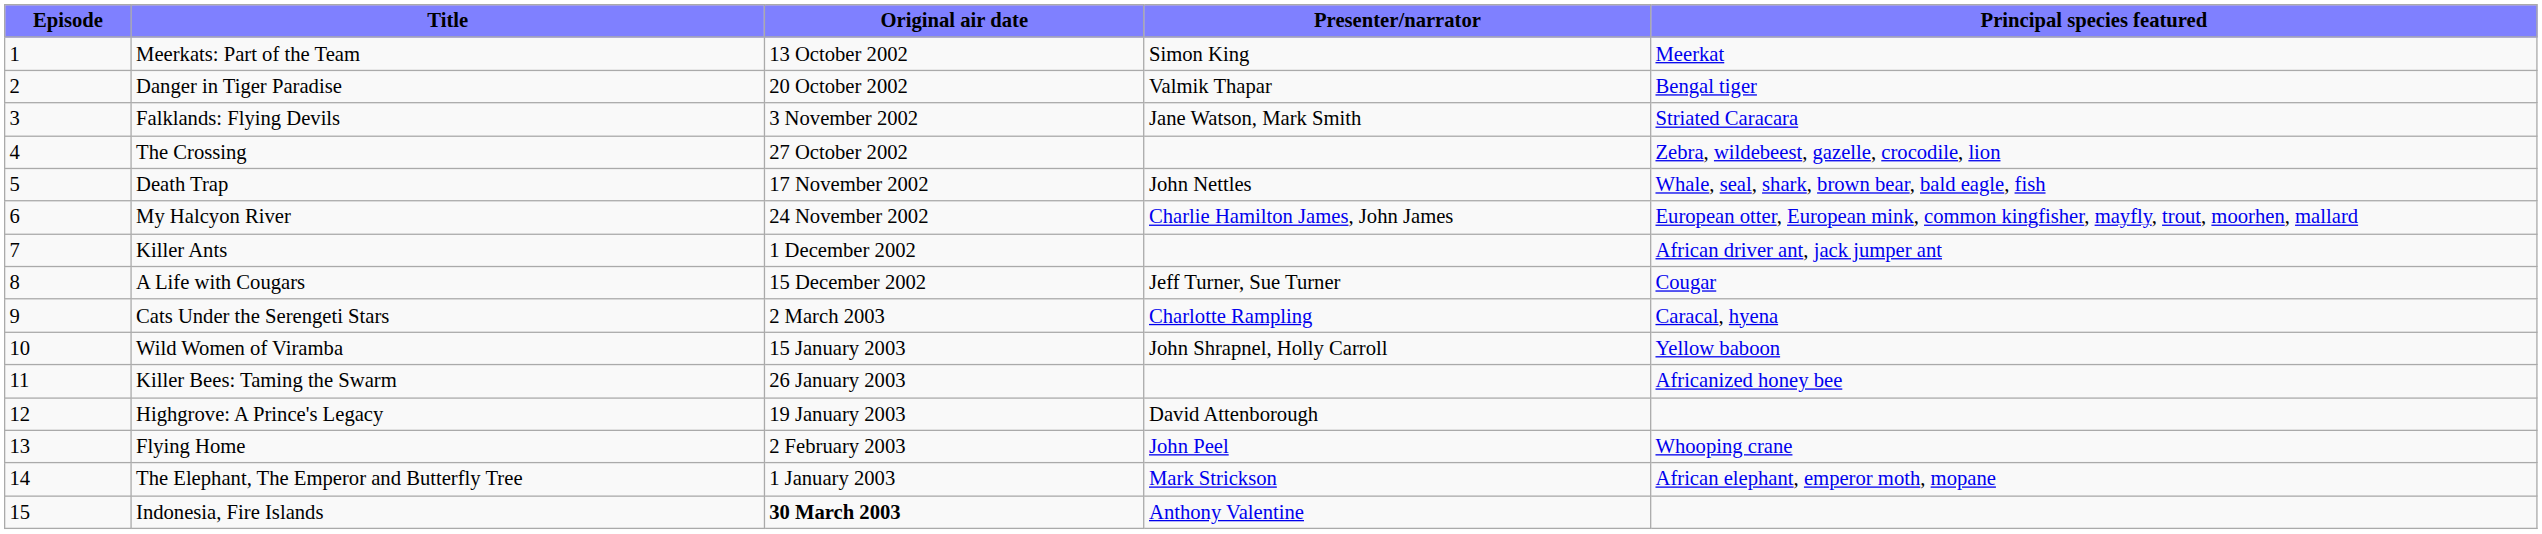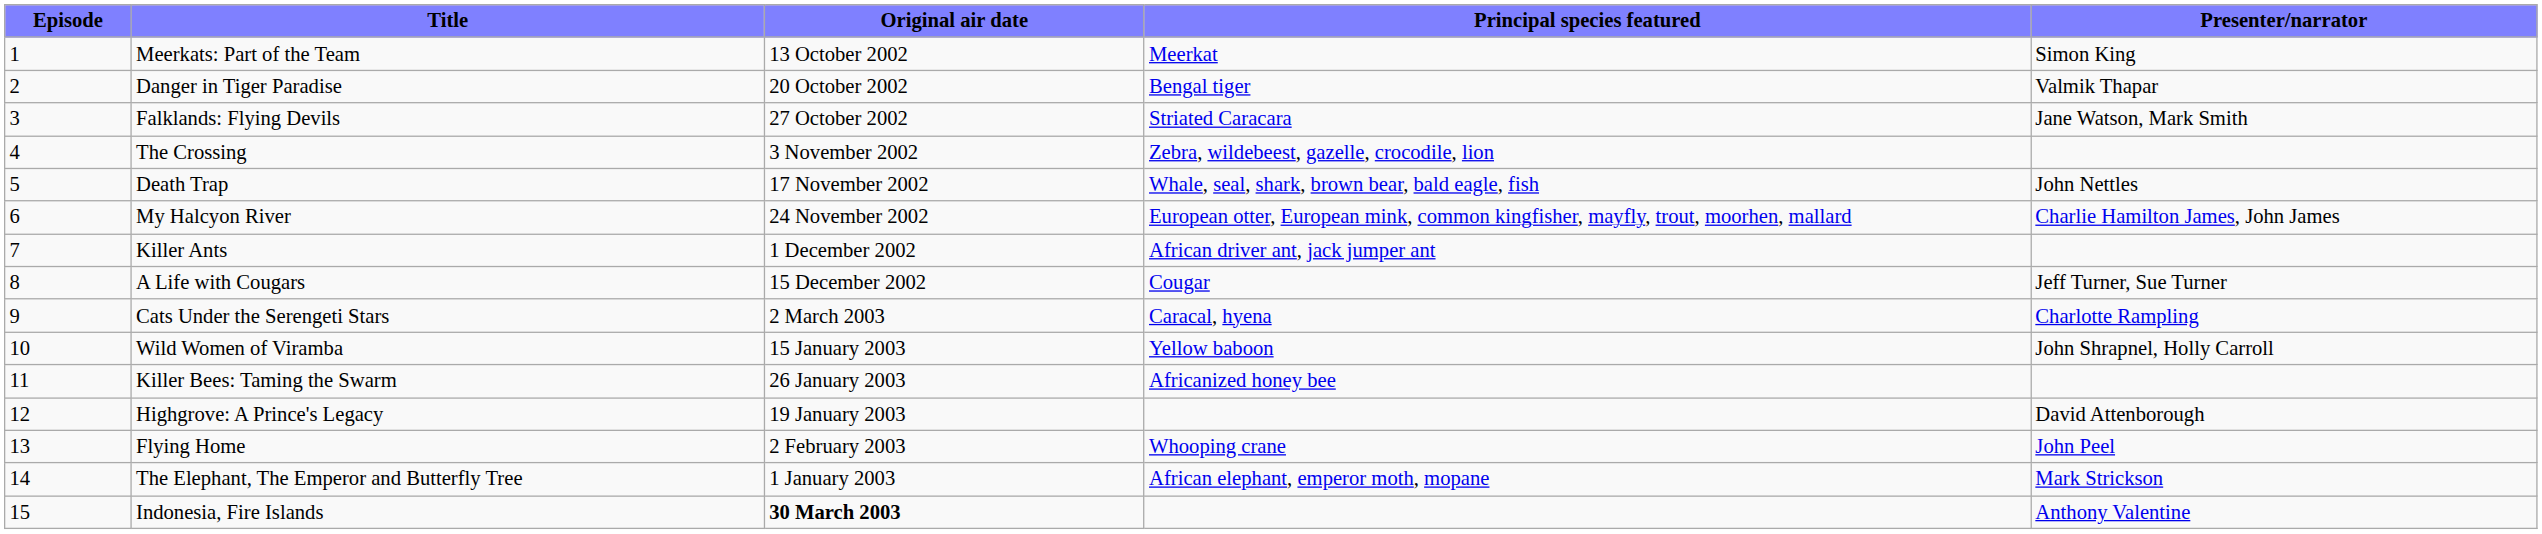columns swapped: (1397, 20) <-> (2094, 20)
(844, 119) 3 November 2002 -> (838, 119) 27 October 2002
(838, 151) 27 October 2002 -> (844, 151) 3 November 2002
